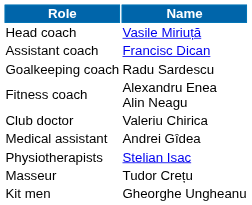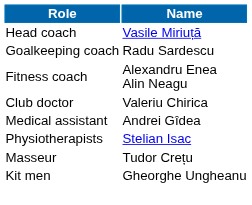- row: (52, 51)
